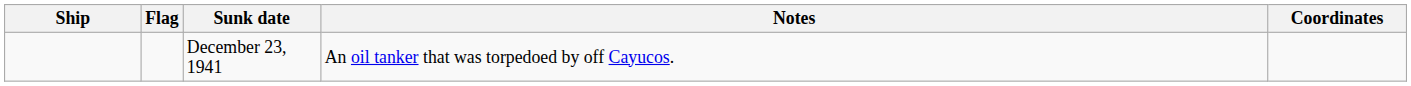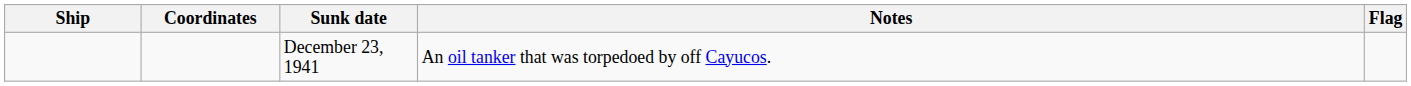columns swapped: (162, 18) <-> (1337, 18)
